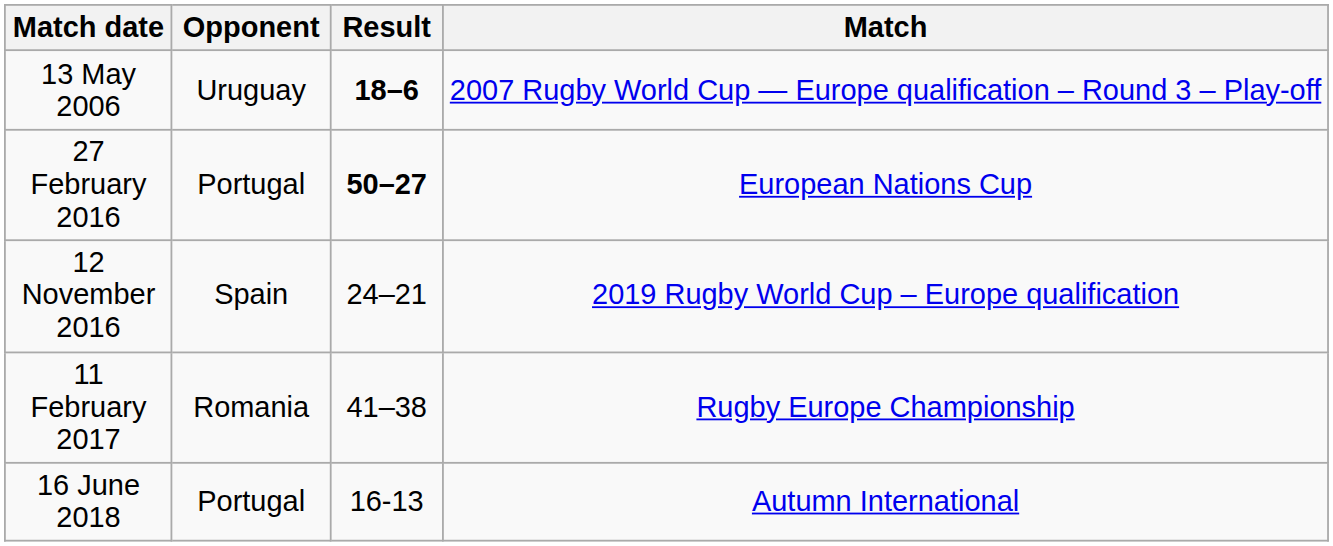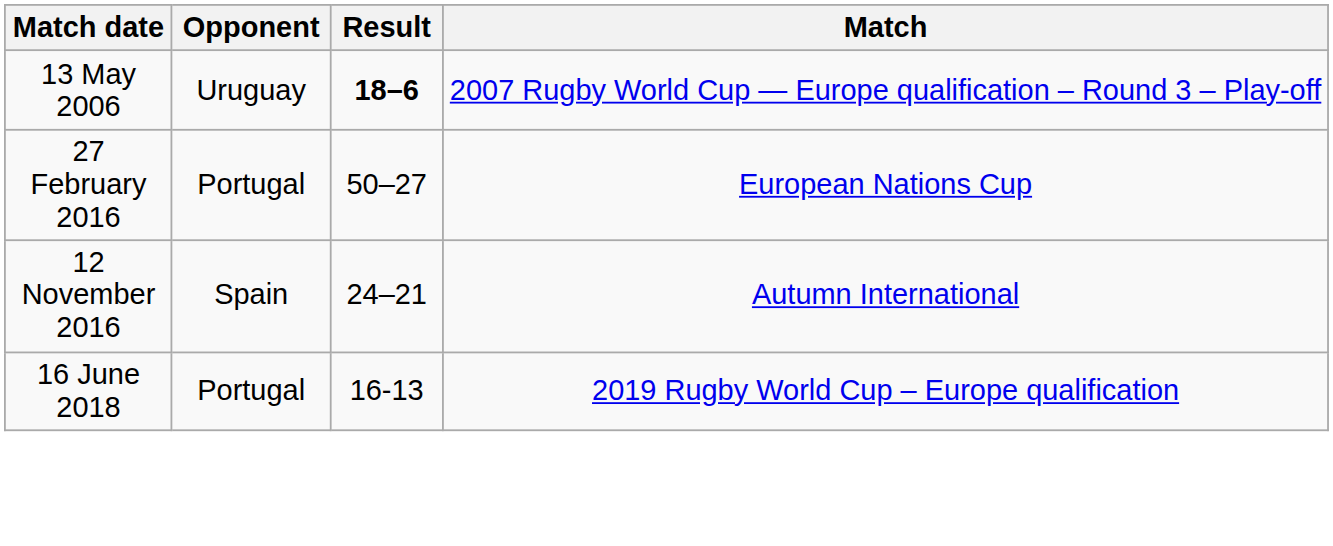(387, 184) bold -> (387, 184) normal
(886, 295) 2019 Rugby World Cup – Europe qualification -> (886, 295) Autumn International
- row: (89, 406)
(886, 501) Autumn International -> (886, 390) 2019 Rugby World Cup – Europe qualification
